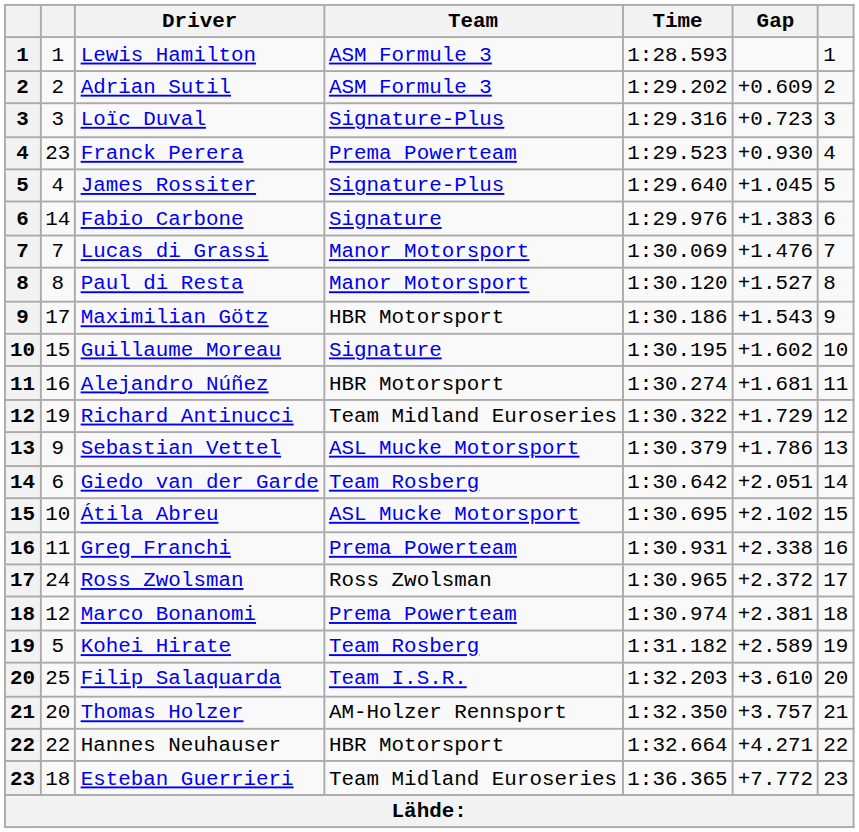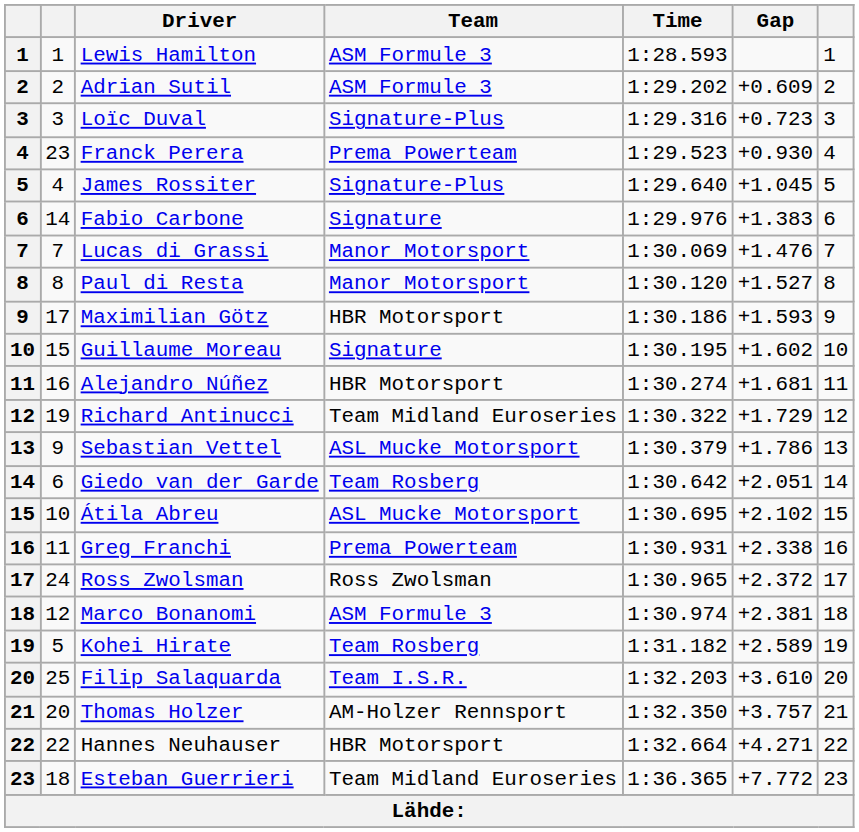(775, 318) +1.543 -> (775, 318) +1.593
(423, 614) Prema Powerteam -> (410, 614) ASM Formule 3
